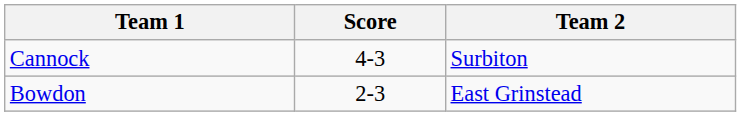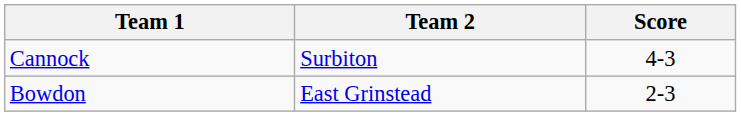columns swapped: (591, 22) <-> (370, 22)
